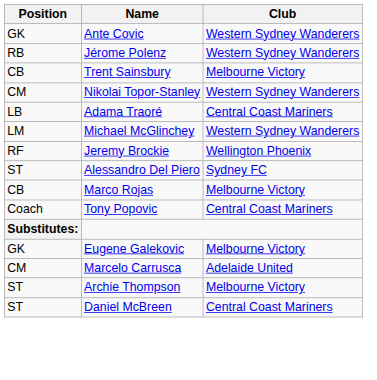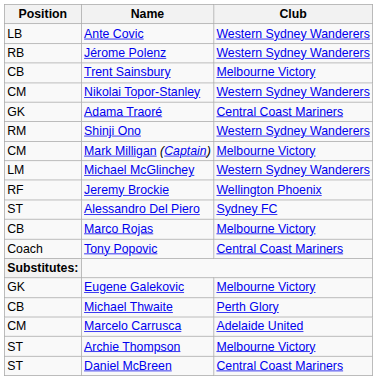(16, 33) GK -> (15, 33) LB
(15, 111) LB -> (16, 111) GK
+ row: (113, 131)
+ row: (147, 151)
+ row: (128, 307)
